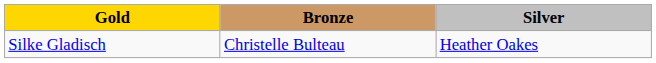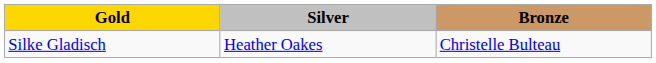columns swapped: (544, 17) <-> (328, 17)
